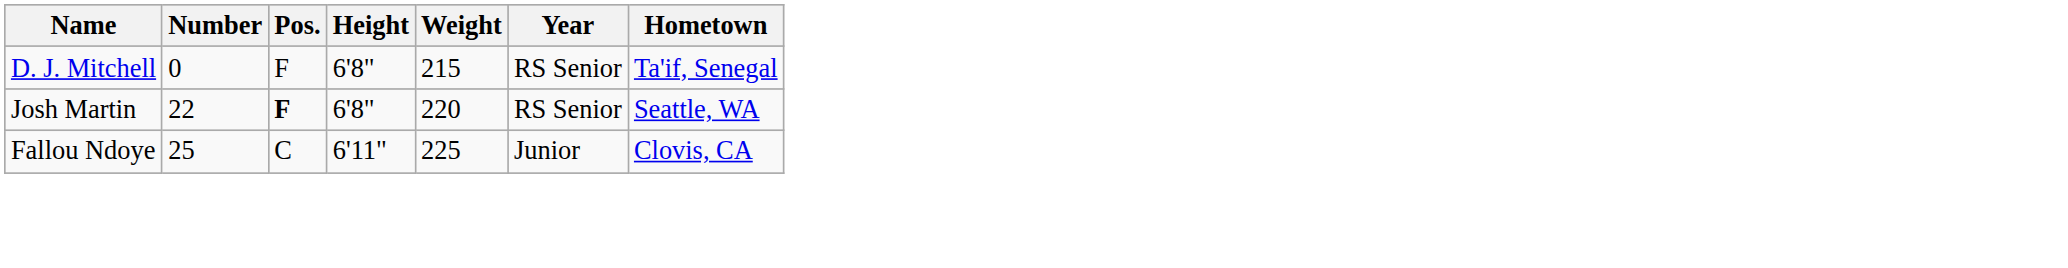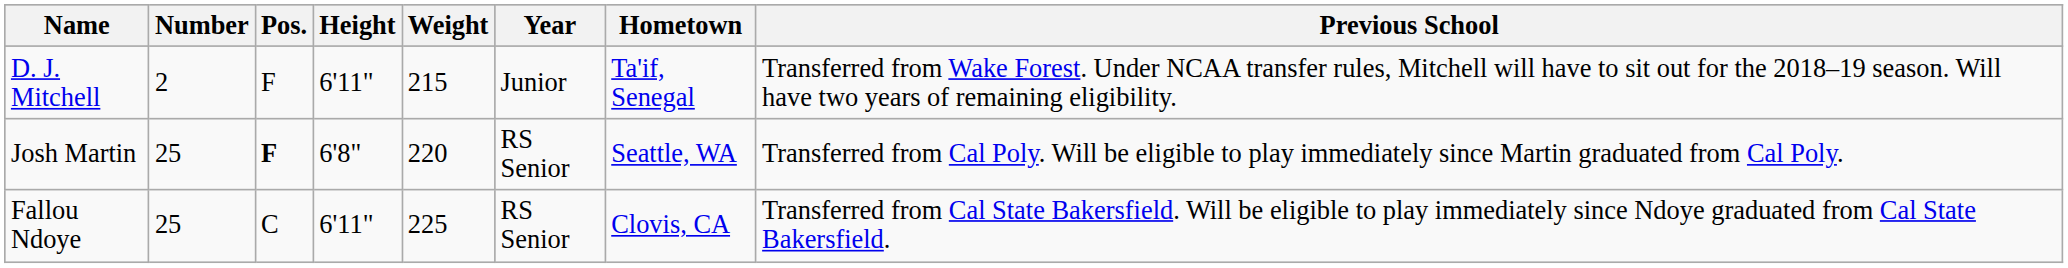+ column: (1409, 25)
(175, 67) 0 -> (161, 82) 2
(354, 67) 6'8" -> (346, 82) 6'11"
(568, 67) RS Senior -> (534, 82) Junior
(181, 109) 22 -> (168, 153) 25
(547, 151) Junior -> (535, 225) RS Senior
